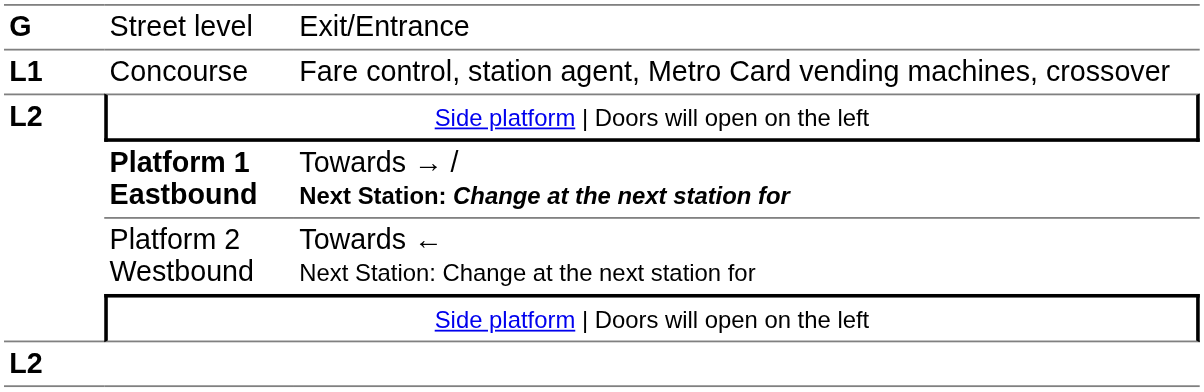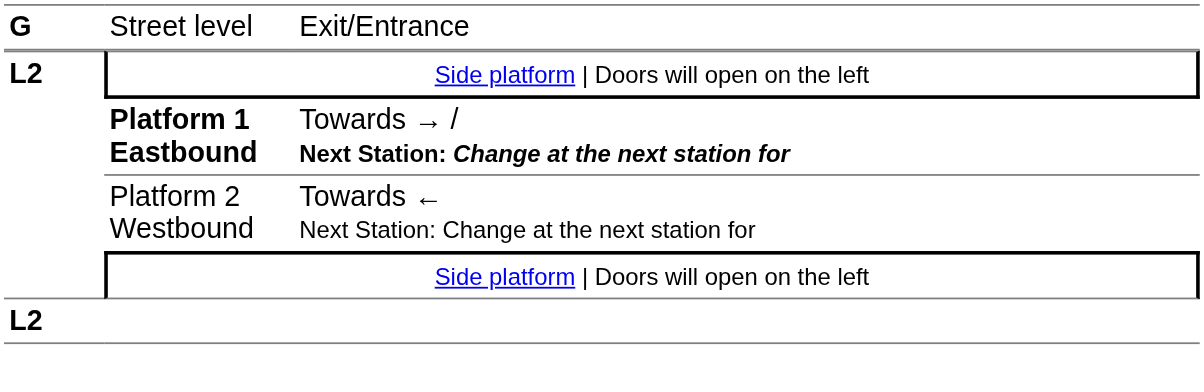- row: (179, 71)
